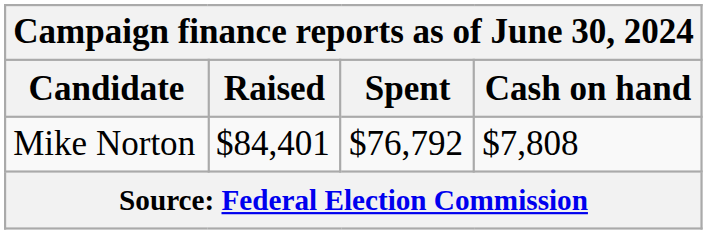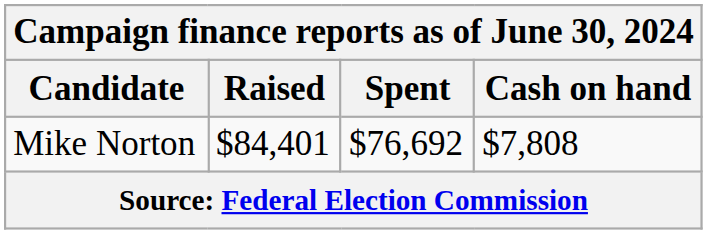(406, 143) $76,792 -> (406, 143) $76,692
